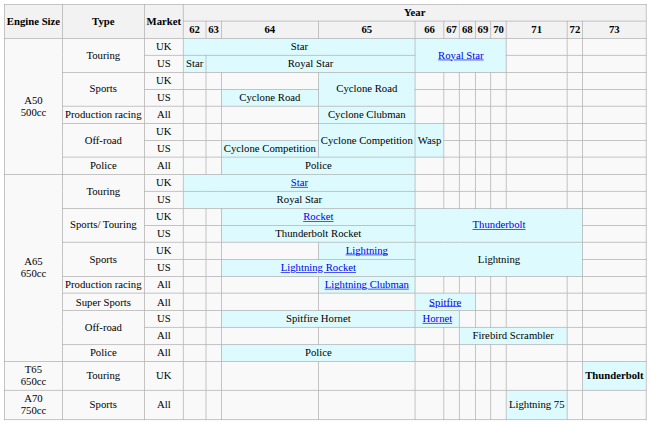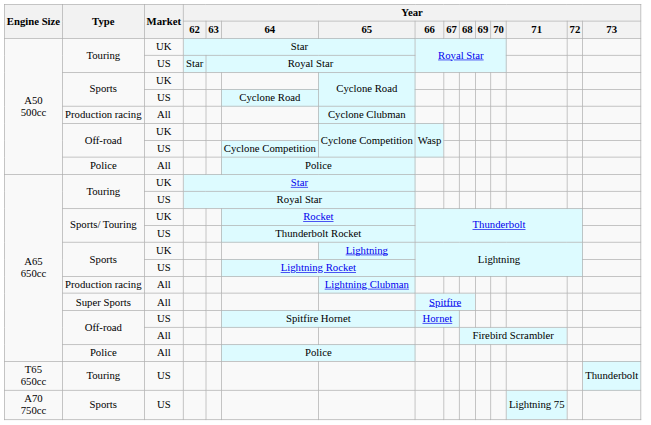(164, 376) UK -> (164, 376) US
(614, 376) bold -> (612, 376) normal
(164, 405) All -> (164, 405) US
